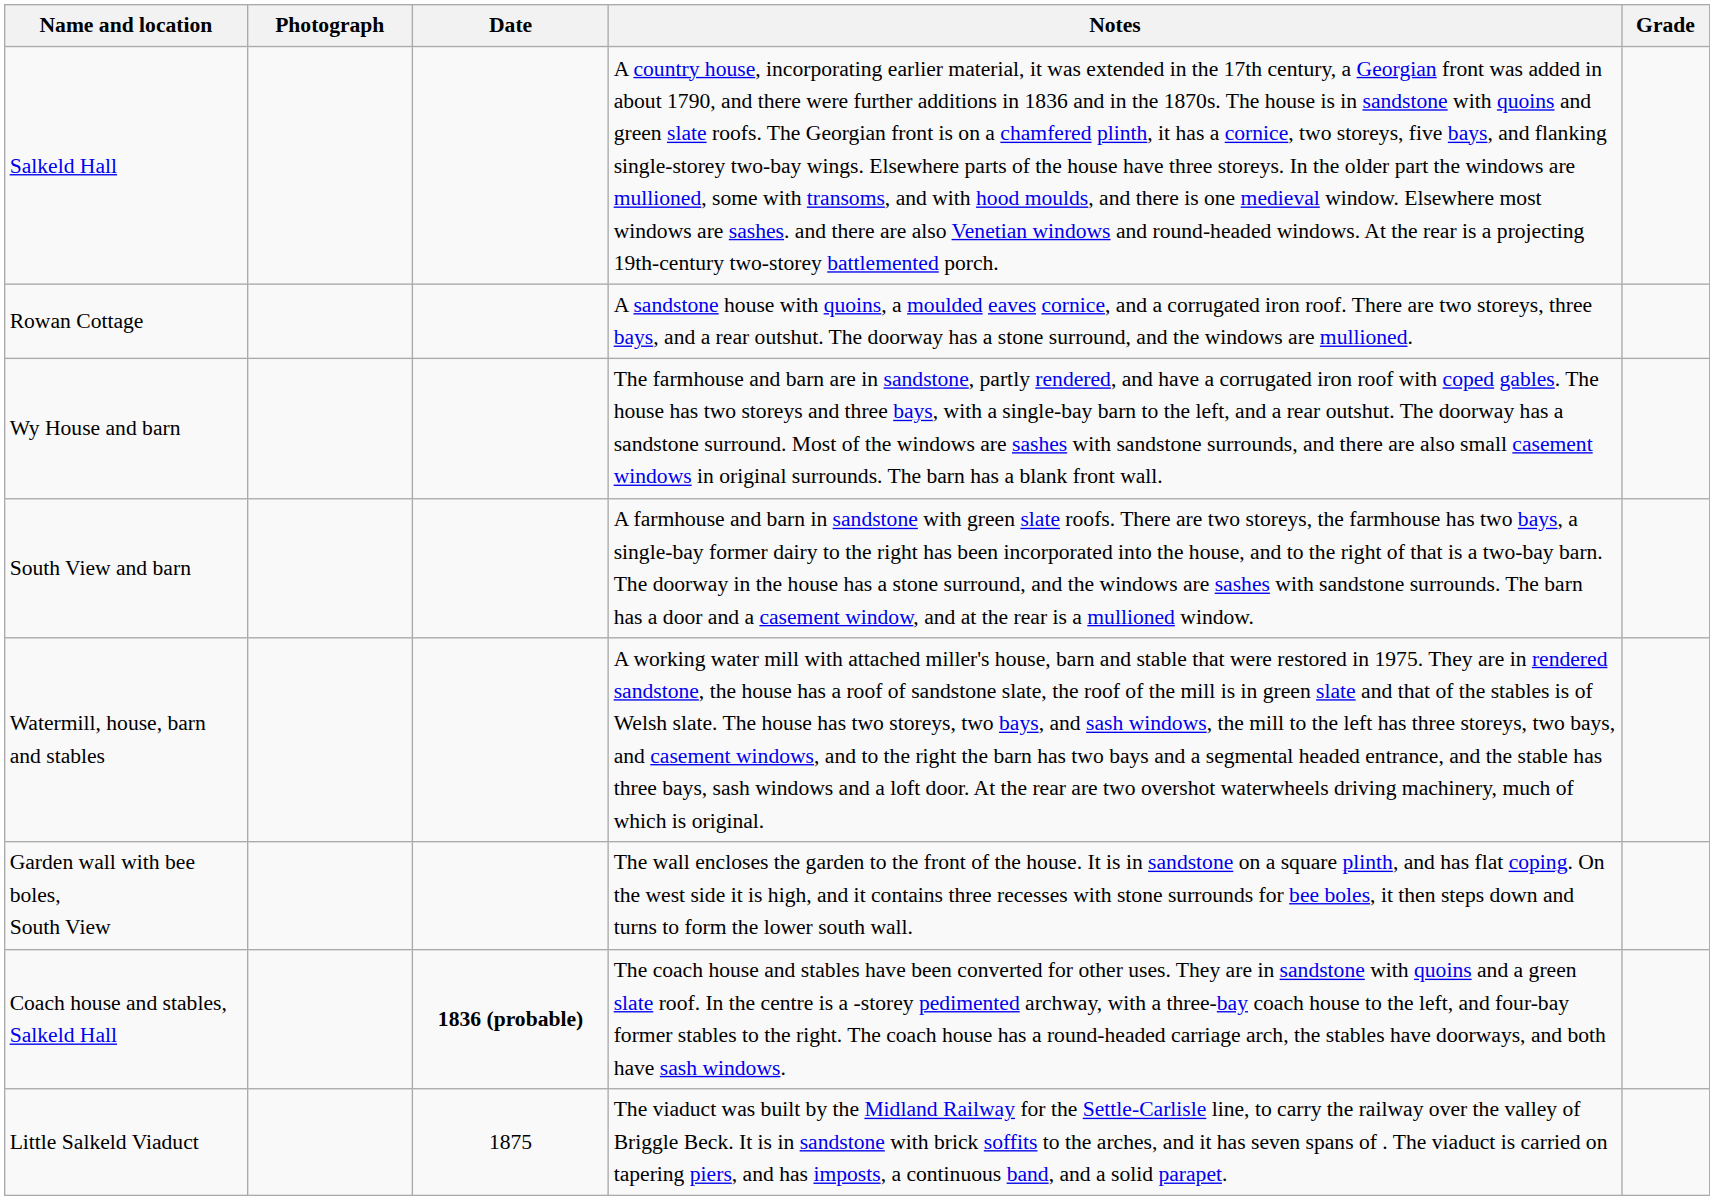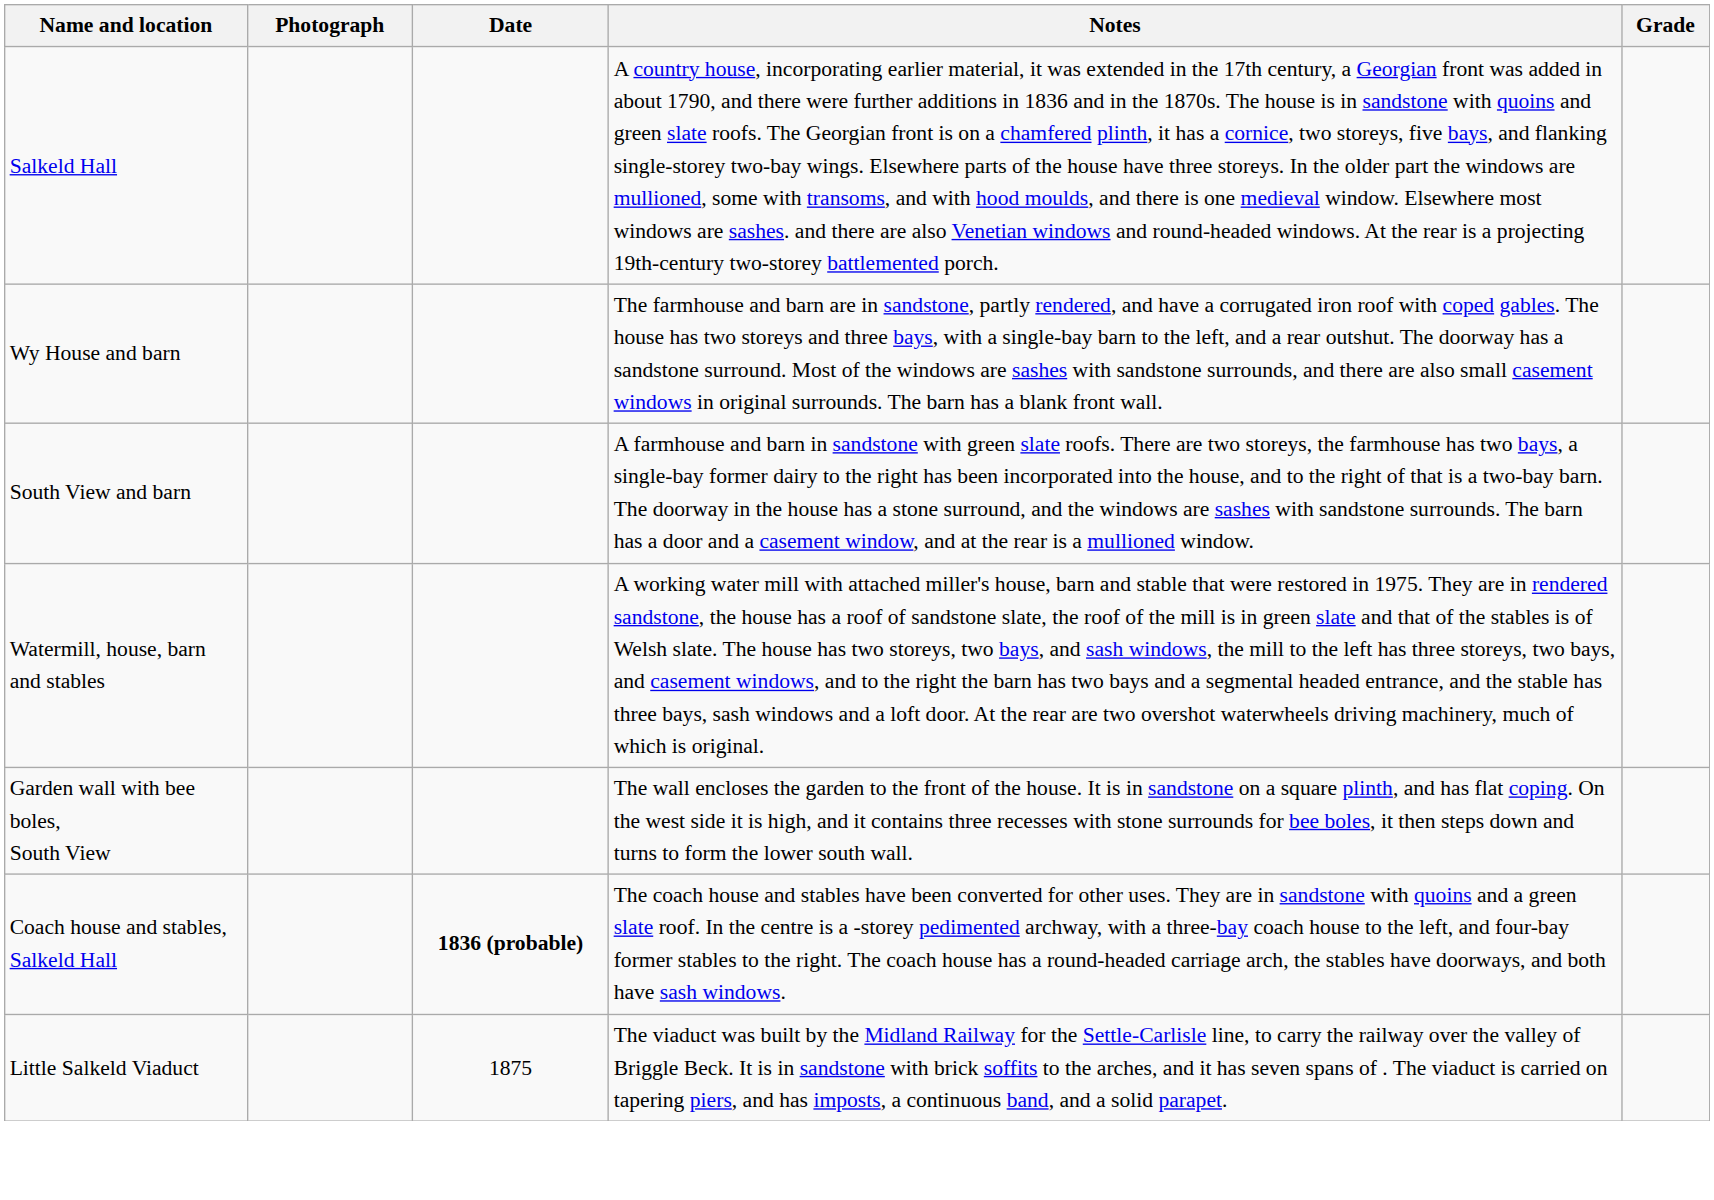- row: (77, 320)
